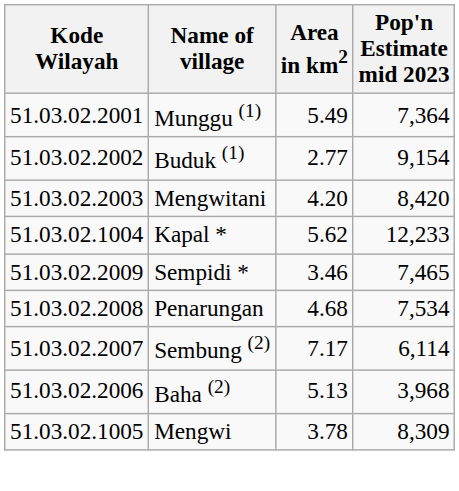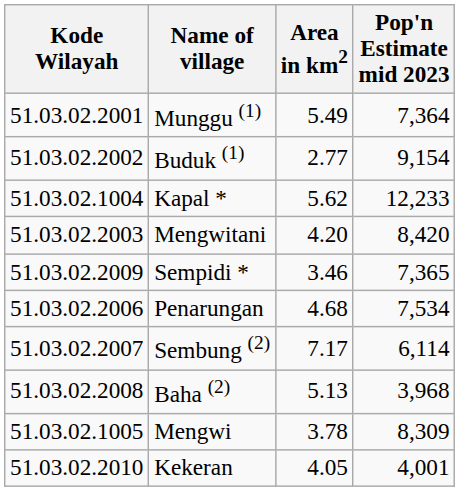rows swapped: (210, 198) <-> (191, 234)
(423, 271) 7,465 -> (423, 271) 7,365
(77, 308) 51.03.02.2008 -> (77, 308) 51.03.02.2006
(77, 391) 51.03.02.2006 -> (77, 391) 51.03.02.2008
+ row: (193, 468)
